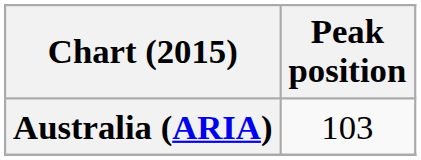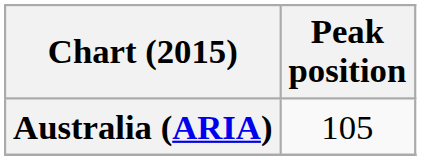(347, 126) 103 -> (347, 126) 105
